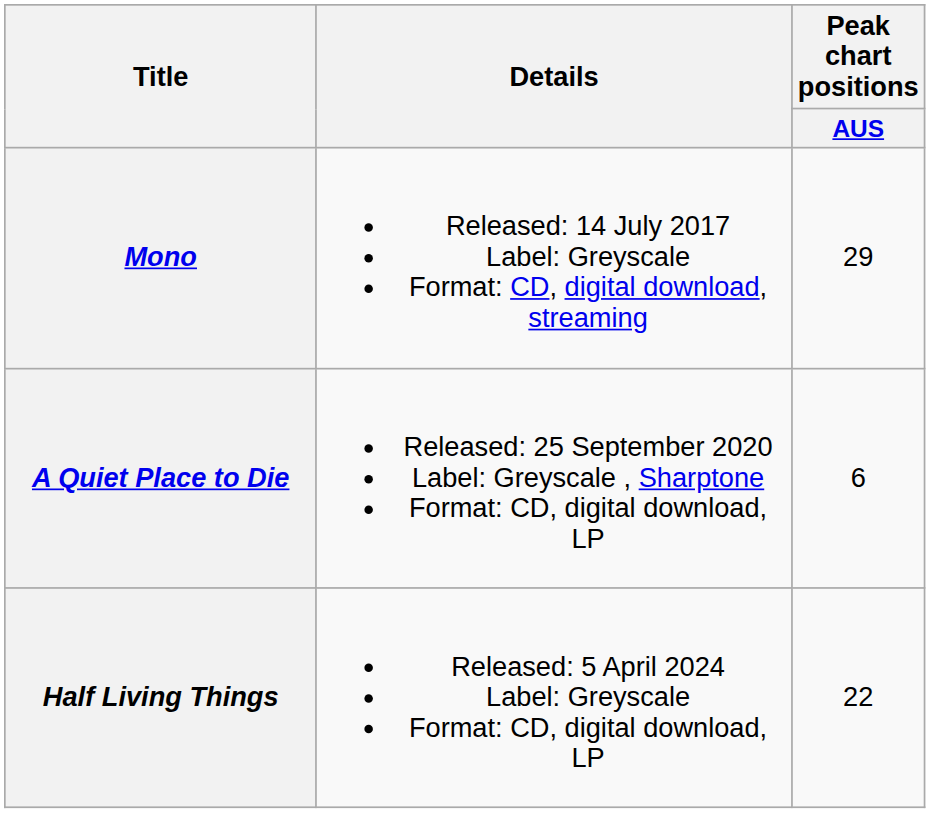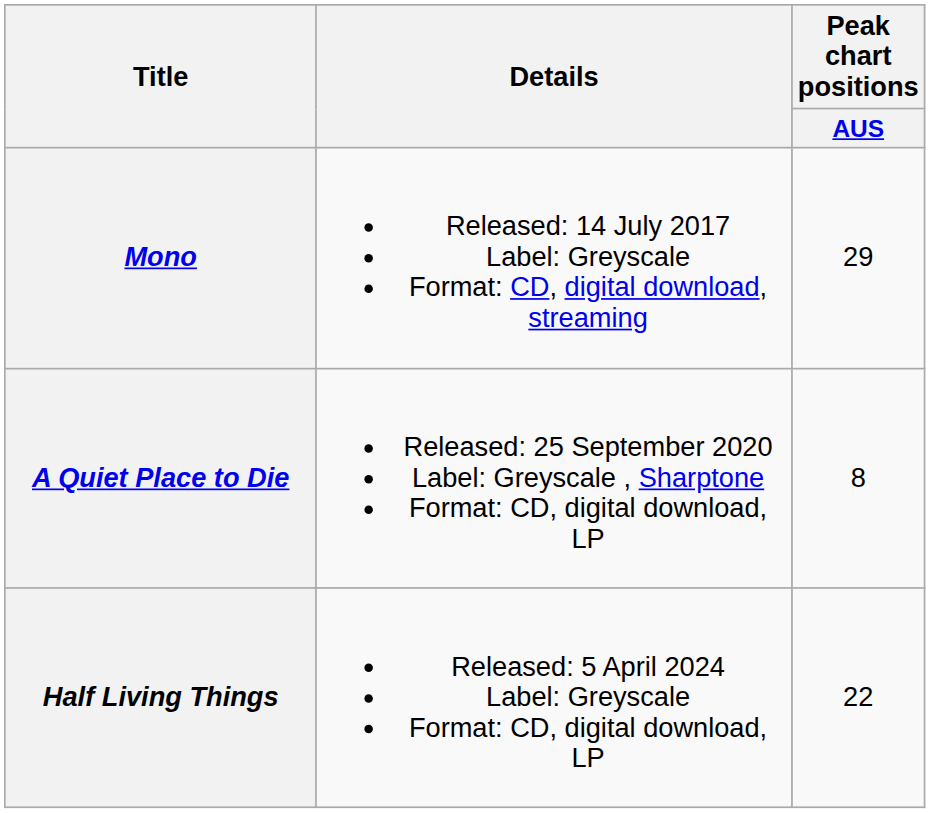(858, 477) 6 -> (858, 477) 8
